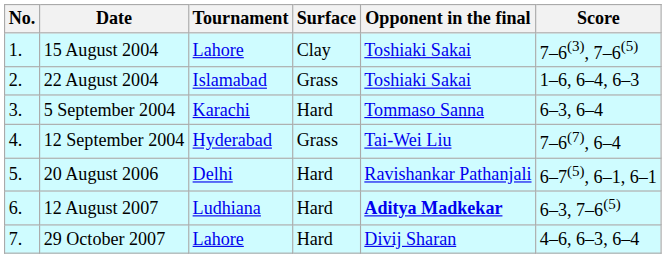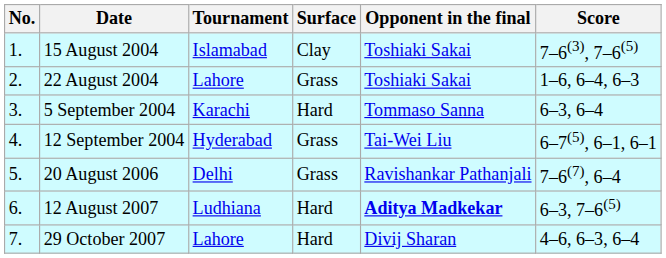(218, 49) Lahore -> (230, 49) Islamabad
(230, 81) Islamabad -> (218, 81) Lahore
(580, 140) 7–6(7), 6–4 -> (598, 140) 6–7(5), 6–1, 6–1
(315, 174) Hard -> (317, 174) Grass
(598, 174) 6–7(5), 6–1, 6–1 -> (580, 174) 7–6(7), 6–4
